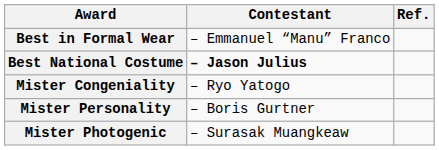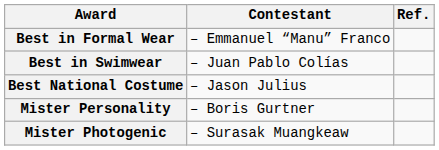+ row: (96, 63)
(248, 63) bold -> (248, 86) normal
- row: (96, 86)
